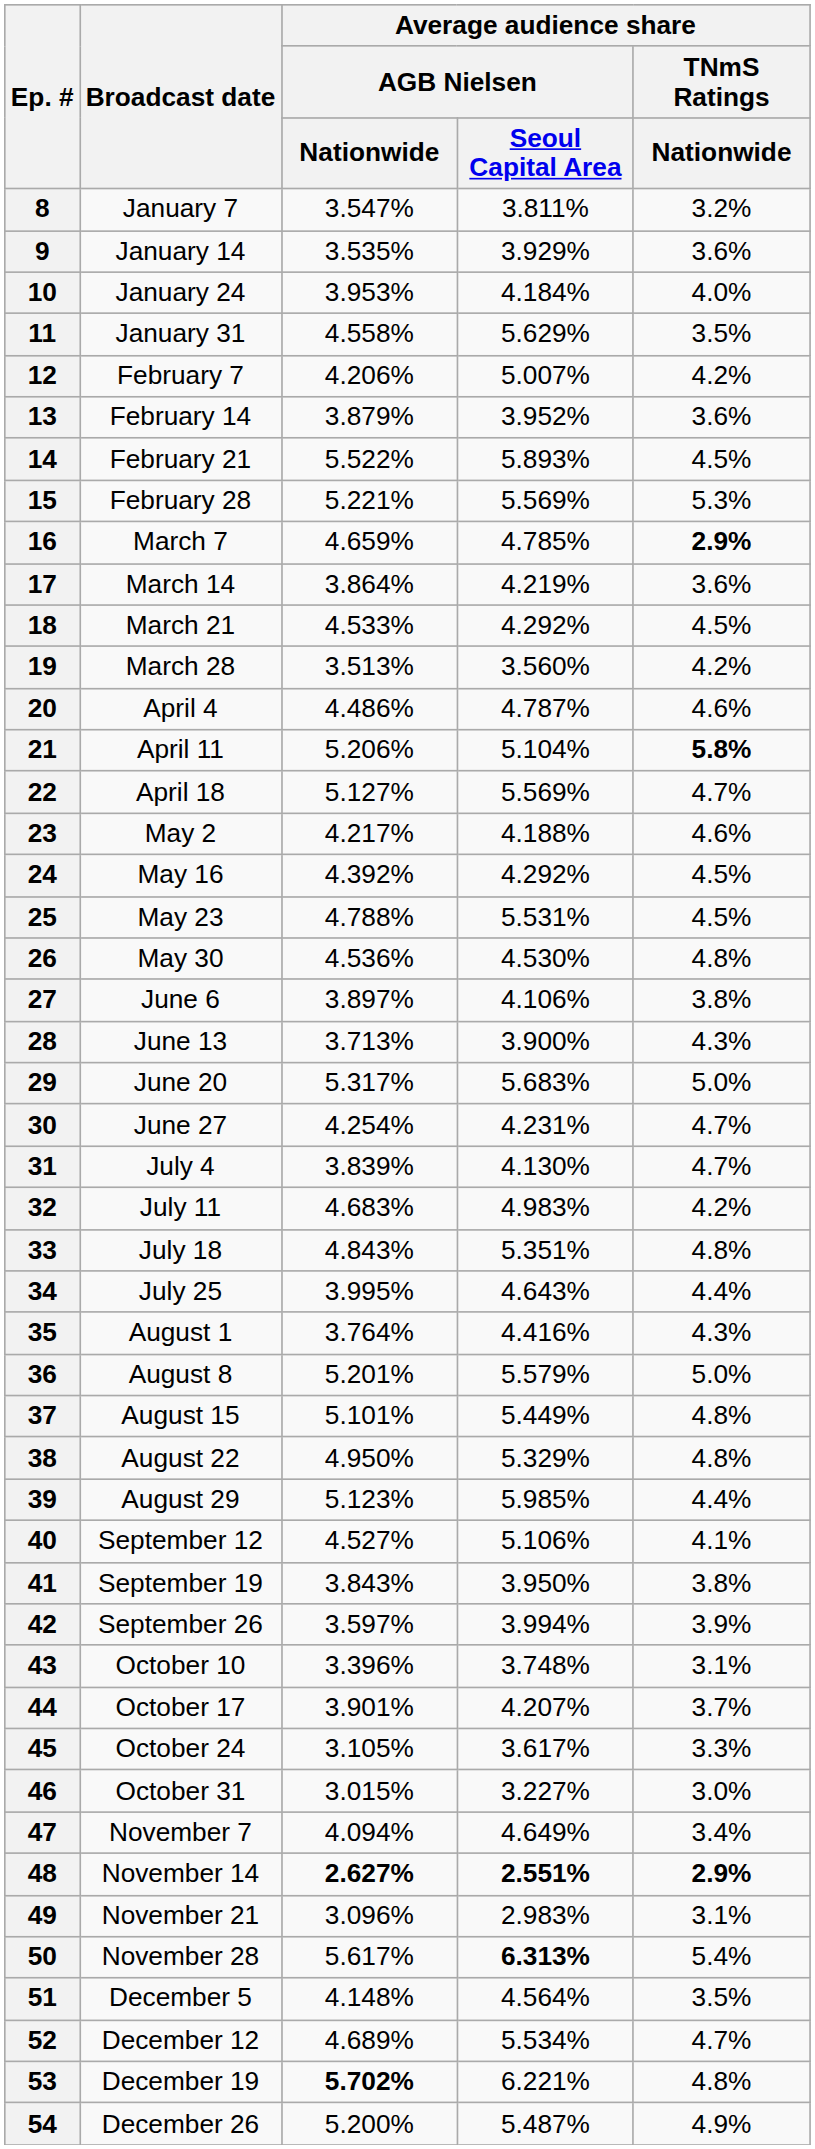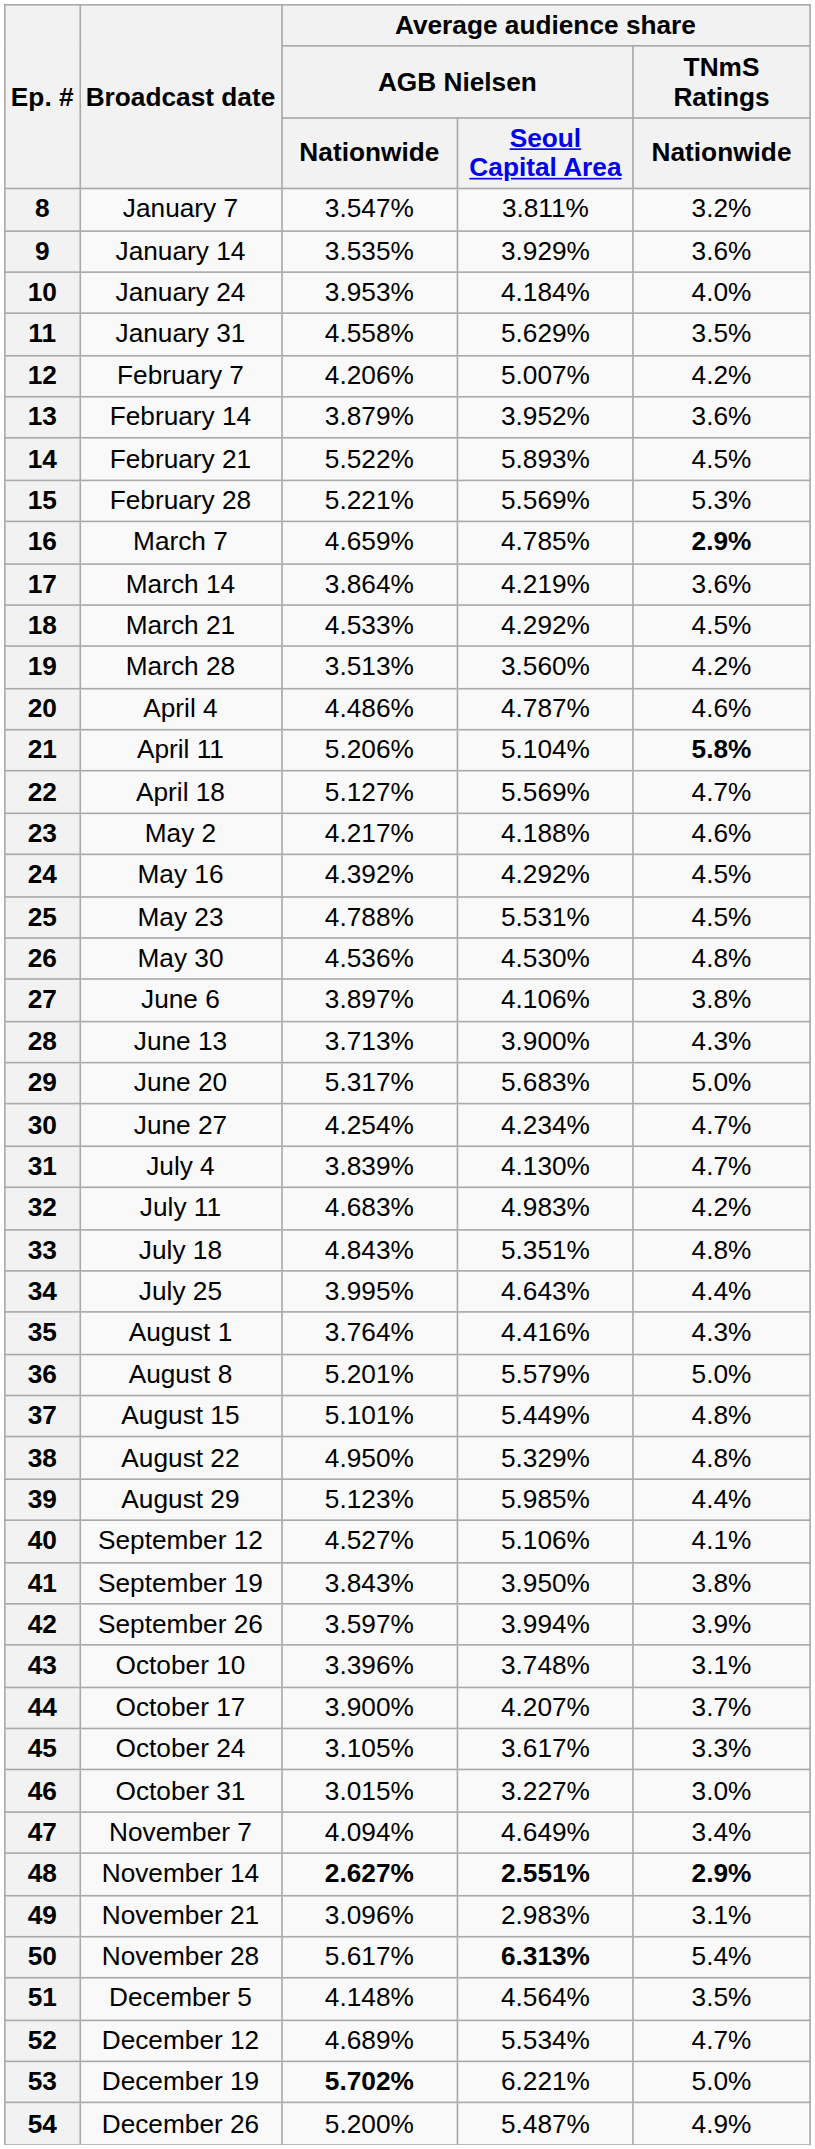(545, 1124) 4.231% -> (545, 1124) 4.234%
(369, 1707) 3.901% -> (369, 1707) 3.900%
(722, 2081) 4.8% -> (722, 2081) 5.0%
